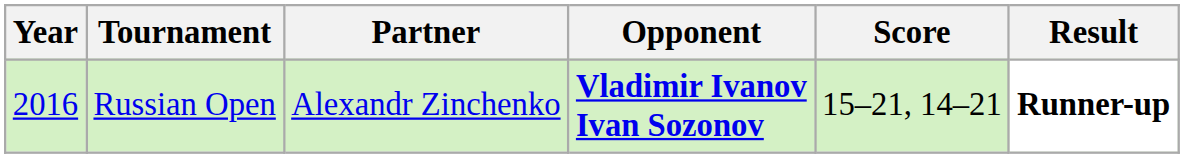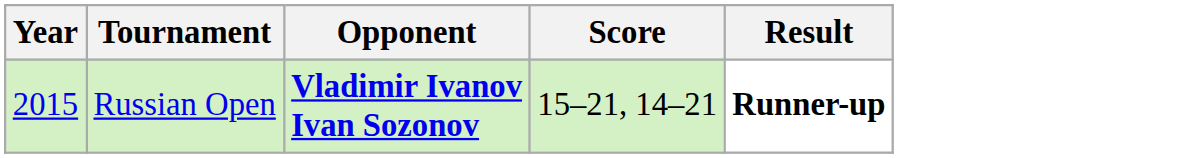- column: (426, 31)
(45, 105) 2016 -> (45, 105) 2015
